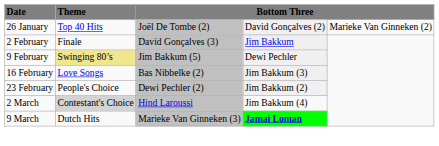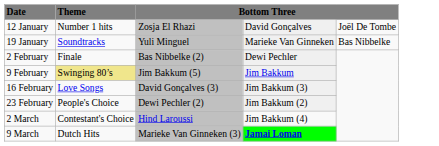+ row: (27, 27)
+ row: (27, 42)
- row: (27, 27)
(178, 42) David Gonçalves (3) -> (171, 57) Bas Nibbelke (2)
(269, 42) Jim Bakkum -> (271, 57) Dewi Pechler
(271, 57) Dewi Pechler -> (269, 73) Jim Bakkum
(171, 73) Bas Nibbelke (2) -> (178, 88) David Gonçalves (3)
(96, 103) lightgrey background -> (96, 118) no background
